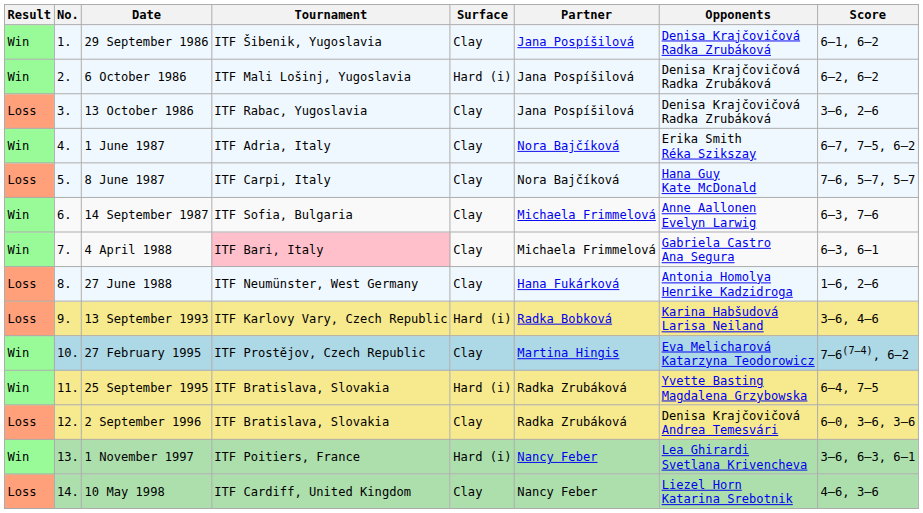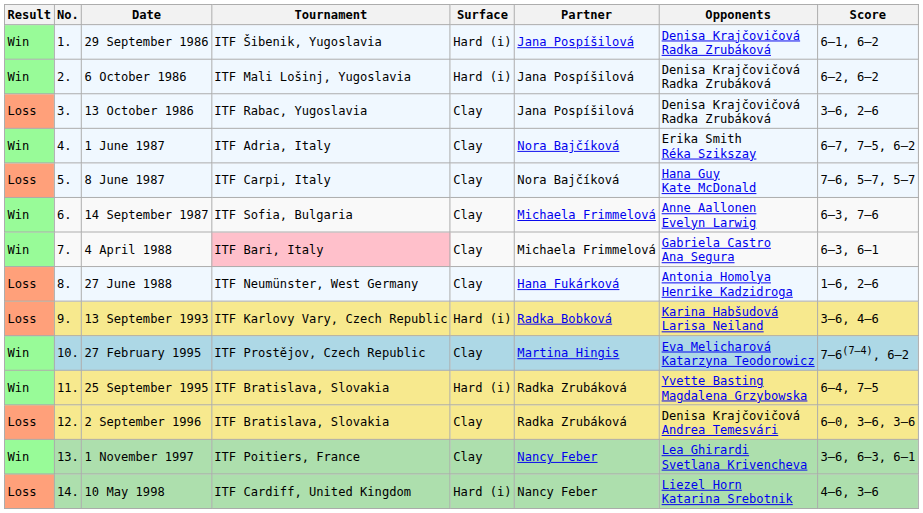(468, 42) Clay -> (482, 42) Hard (i)
(482, 457) Hard (i) -> (468, 457) Clay
(468, 491) Clay -> (482, 491) Hard (i)
